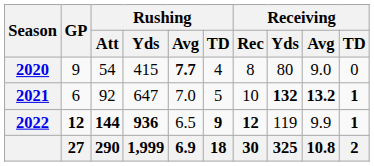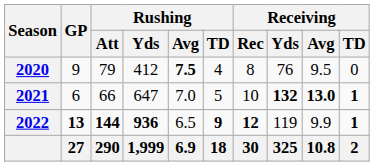(107, 69) 54 -> (107, 69) 79
(146, 69) 415 -> (146, 69) 412
(186, 69) 7.7 -> (186, 69) 7.5
(285, 69) 80 -> (285, 69) 76
(321, 69) 9.0 -> (321, 69) 9.5
(107, 95) 92 -> (107, 95) 66
(321, 95) 13.2 -> (321, 95) 13.0
(76, 122) 12 -> (76, 122) 13
